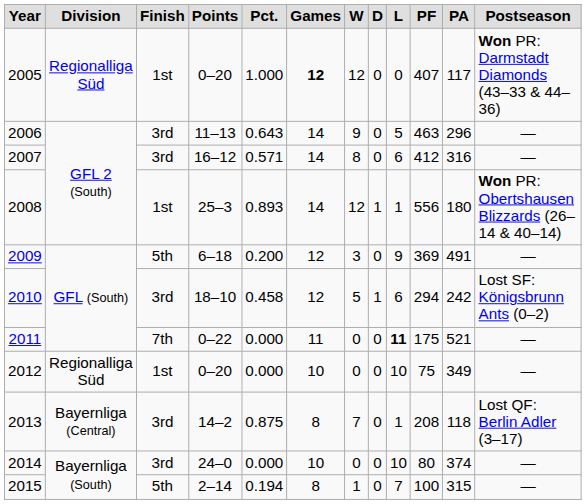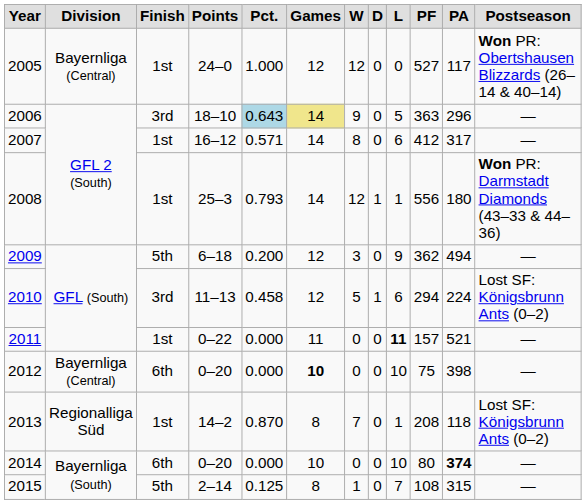(91, 74) Regionalliga Süd -> (91, 66) Bayernliga (Central)
(215, 74) 0–20 -> (215, 66) 24–0
(316, 74) bold -> (316, 66) normal
(427, 74) 407 -> (427, 66) 527
(524, 74) Won PR: Darmstadt Diamonds (43–33 & 44–36) -> (527, 66) Won PR: Obertshausen Blizzards (26–14 & 40–14)
(215, 133) 11–13 -> (215, 116) 18–10
(264, 133) no background -> (264, 116) lightblue background
(316, 133) no background -> (316, 116) khaki background
(427, 133) 463 -> (427, 116) 363
(162, 157) 3rd -> (162, 140) 1st
(459, 157) 316 -> (459, 140) 317
(264, 207) 0.893 -> (264, 198) 0.793
(527, 207) Won PR: Obertshausen Blizzards (26–14 & 40–14) -> (524, 198) Won PR: Darmstadt Diamonds (43–33 & 44–36)
(427, 256) 369 -> (427, 256) 362
(459, 256) 491 -> (459, 256) 494
(215, 297) 18–10 -> (215, 297) 11–13
(459, 297) 242 -> (459, 297) 224
(162, 339) 7th -> (162, 339) 1st
(427, 339) 175 -> (427, 339) 157
(91, 371) Regionalliga Süd -> (91, 371) Bayernliga (Central)
(162, 371) 1st -> (162, 371) 6th
(316, 371) normal -> (316, 371) bold
(459, 371) 349 -> (459, 371) 398
(91, 421) Bayernliga (Central) -> (91, 421) Regionalliga Süd
(162, 421) 3rd -> (162, 421) 1st
(264, 421) 0.875 -> (264, 421) 0.870
(517, 421) Lost QF: Berlin Adler (3–17) -> (521, 421) Lost SF: Königsbrunn Ants (0–2)
(162, 462) 3rd -> (162, 462) 6th
(215, 462) 24–0 -> (215, 462) 0–20
(459, 462) normal -> (459, 462) bold
(264, 486) 0.194 -> (264, 486) 0.125
(427, 486) 100 -> (427, 486) 108
